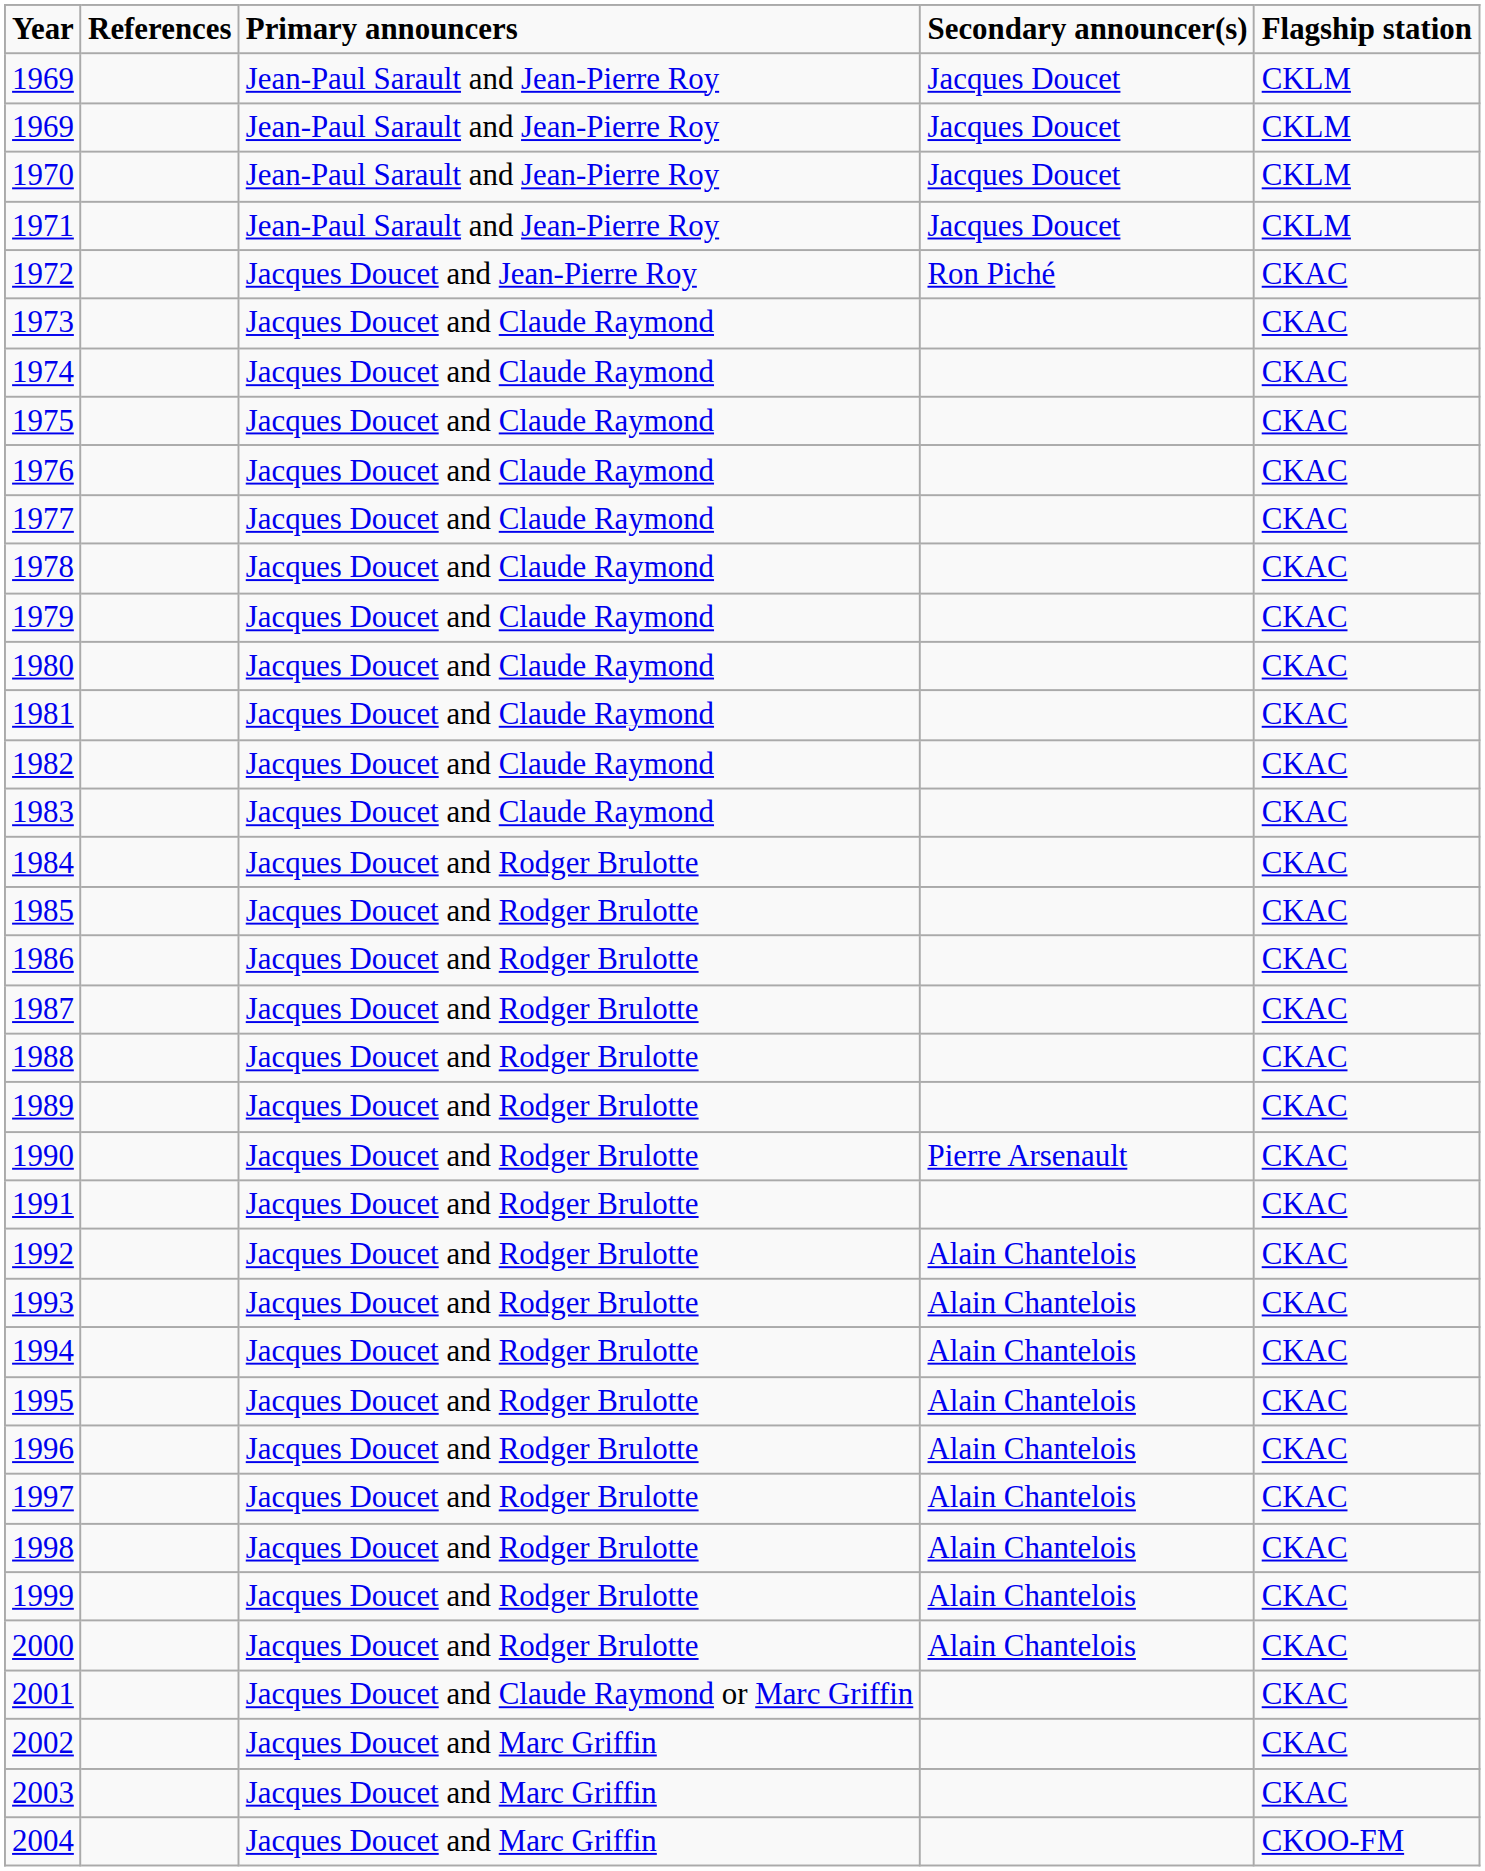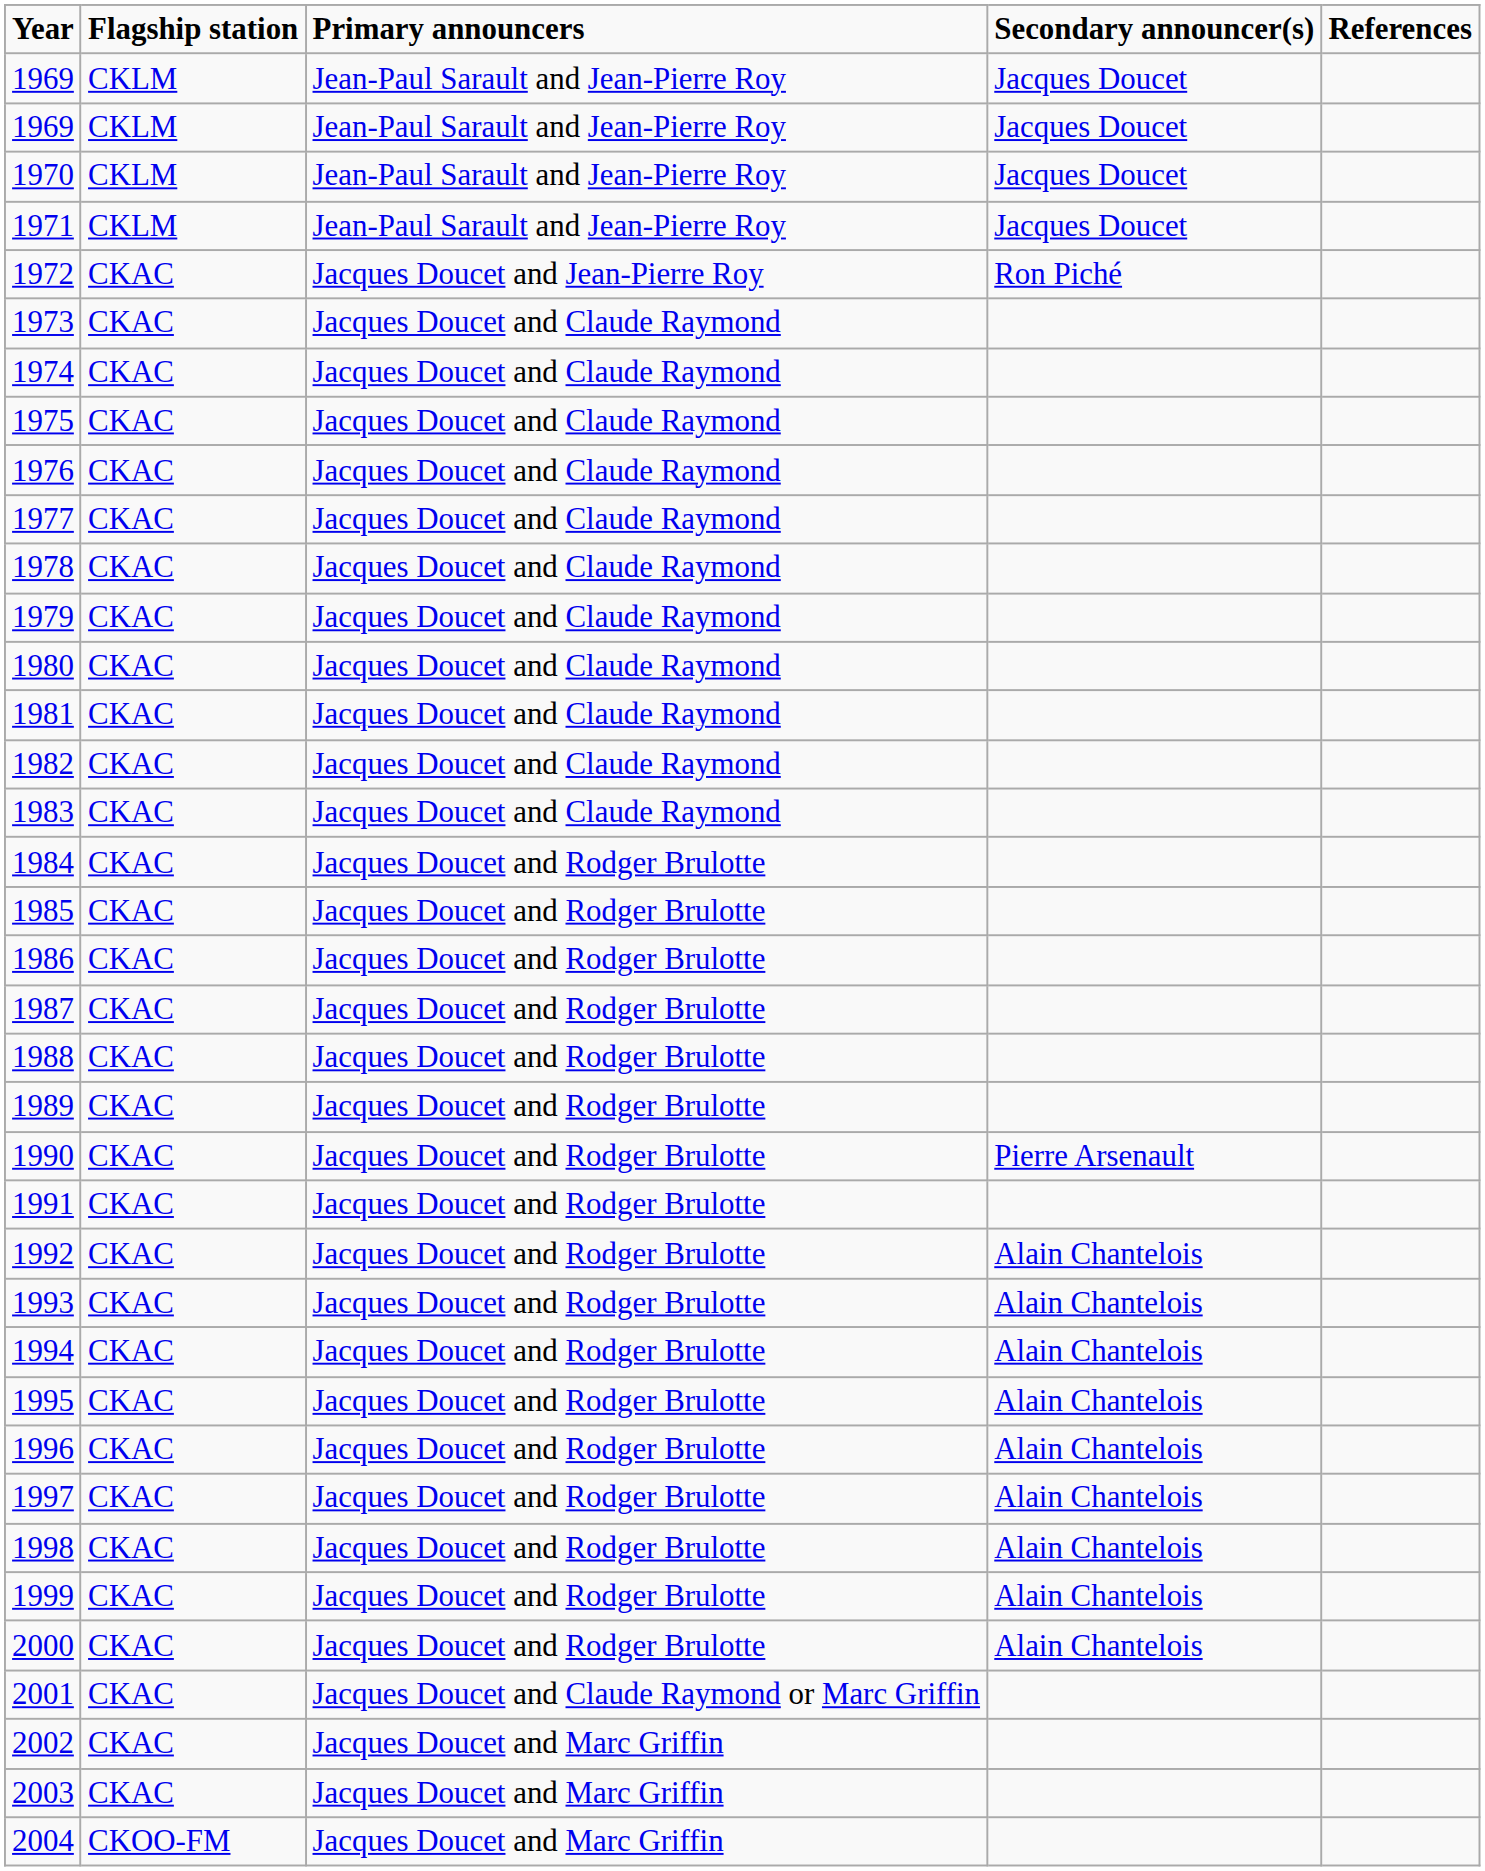columns swapped: (1367, 28) <-> (160, 28)
